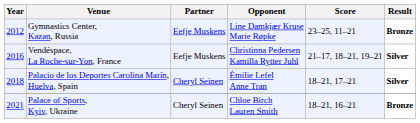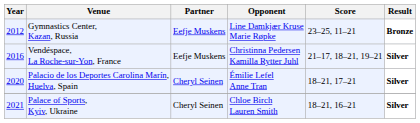(15, 81) 2018 -> (15, 81) 2020
(400, 106) Bronze -> (398, 106) Silver
